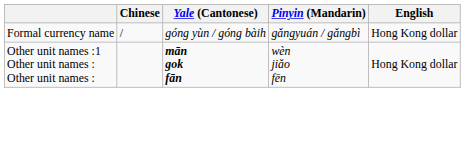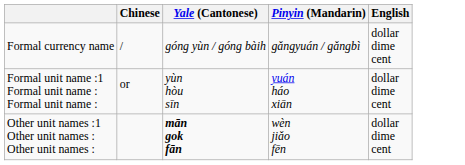(414, 32) Hong Kong dollar -> (385, 45) dollar dime cent
+ row: (55, 91)
(414, 64) Hong Kong dollar -> (385, 136) dollar dime cent
